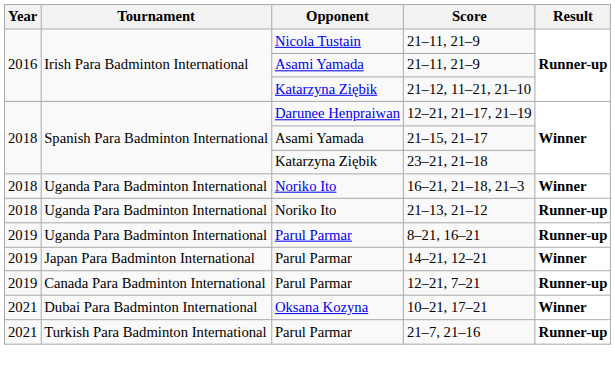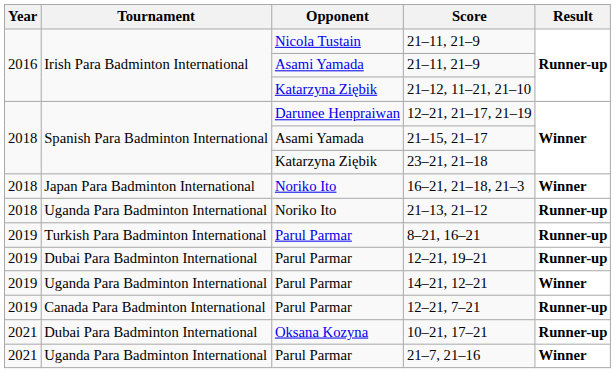(156, 186) Uganda Para Badminton International -> (150, 186) Japan Para Badminton International
(156, 235) Uganda Para Badminton International -> (155, 235) Turkish Para Badminton International
+ row: (313, 259)
(150, 259) Japan Para Badminton International -> (156, 283) Uganda Para Badminton International
(562, 307) Winner -> (573, 331) Runner-up
(155, 331) Turkish Para Badminton International -> (156, 356) Uganda Para Badminton International
(573, 331) Runner-up -> (562, 356) Winner
